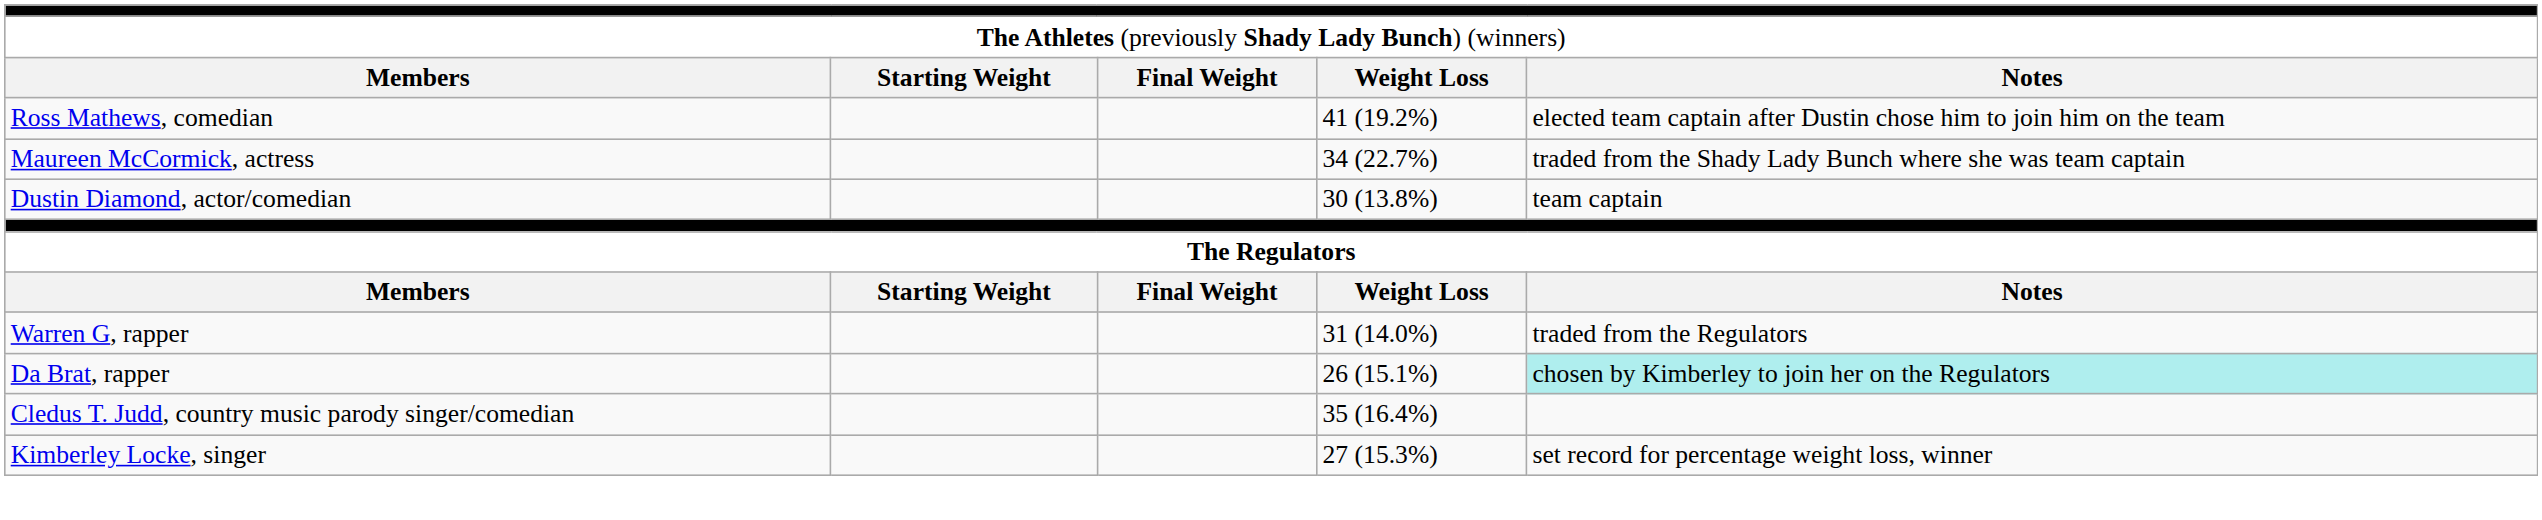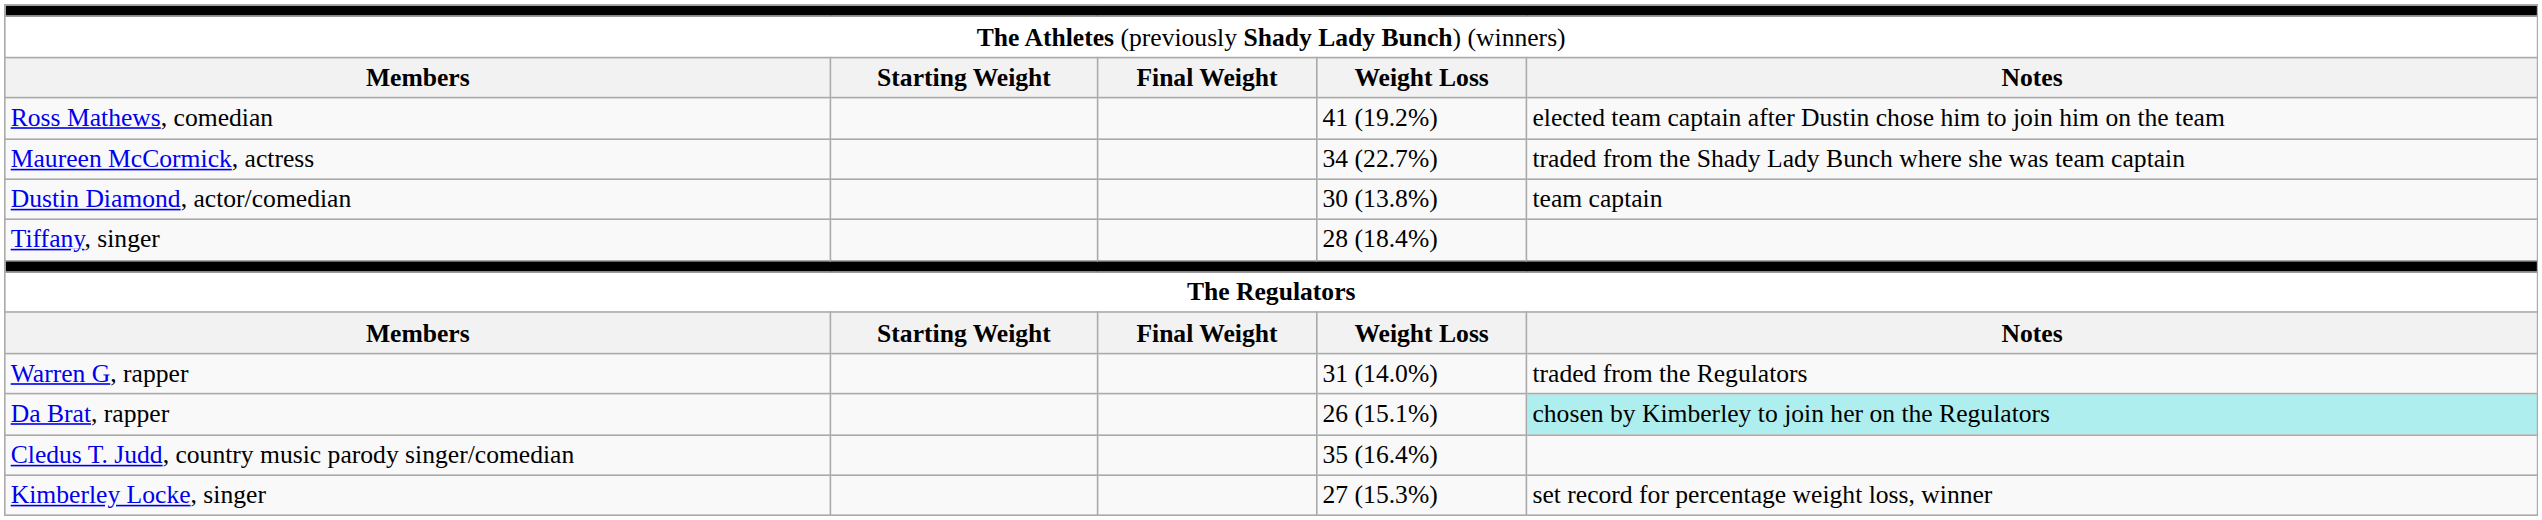+ row: (85, 239)
